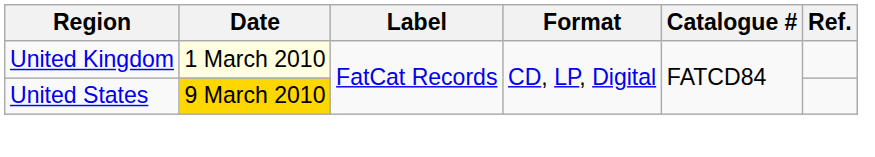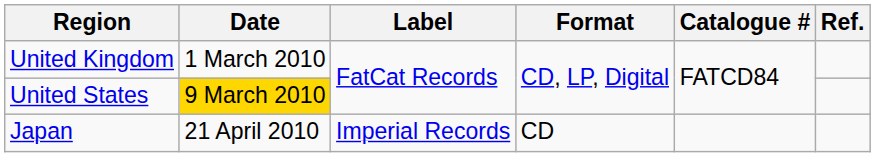(255, 59) lightyellow background -> (255, 59) no background
+ row: (41, 132)
